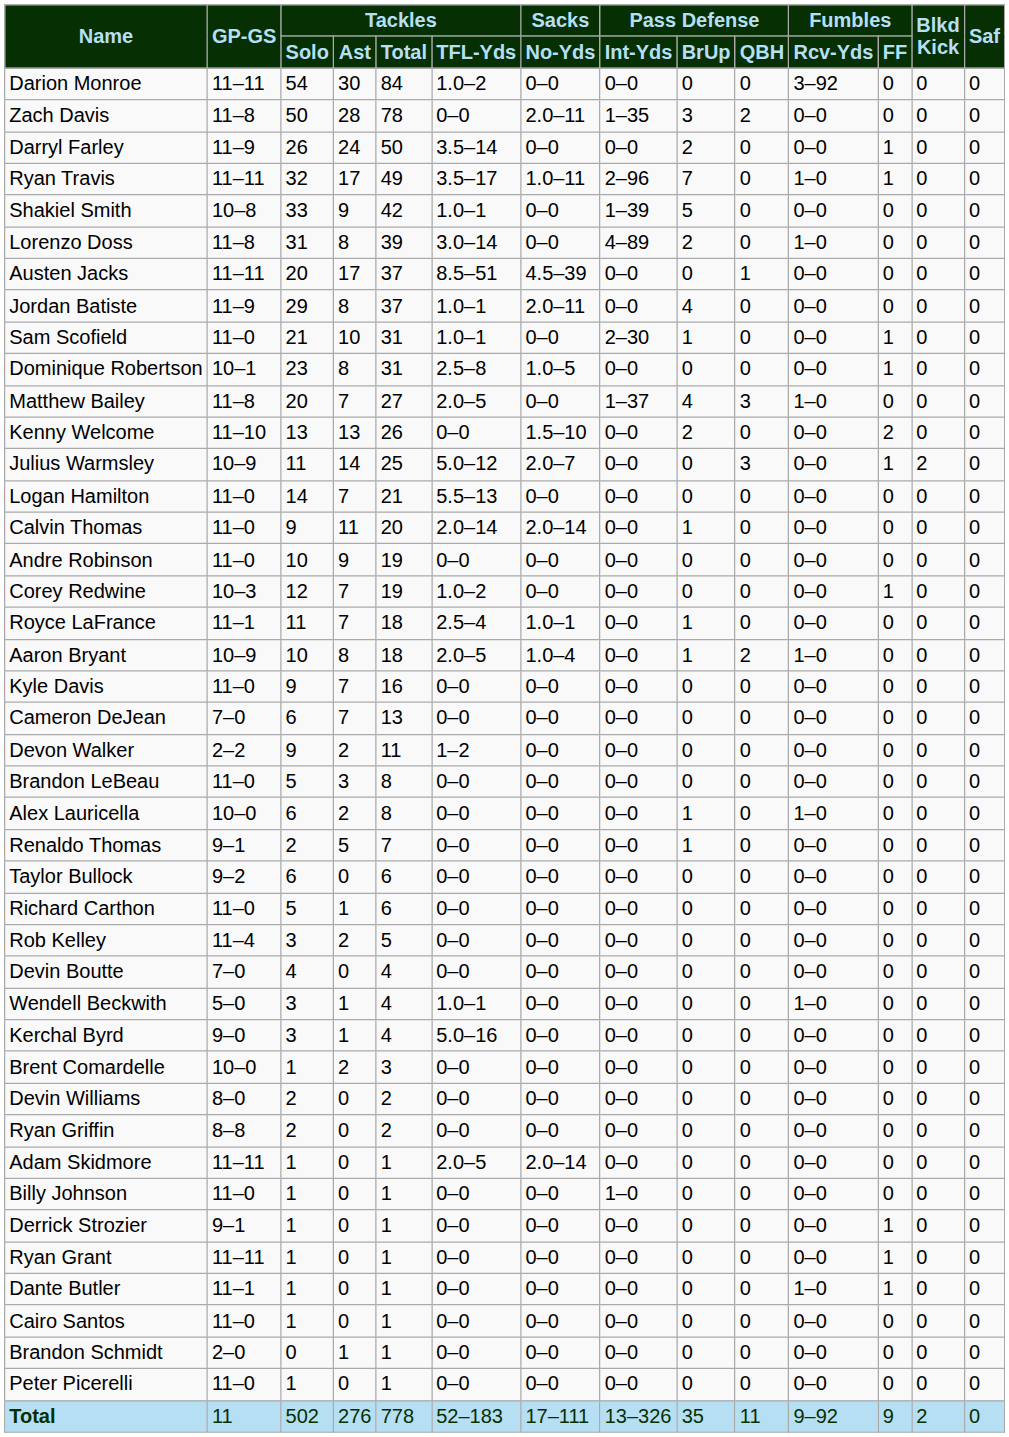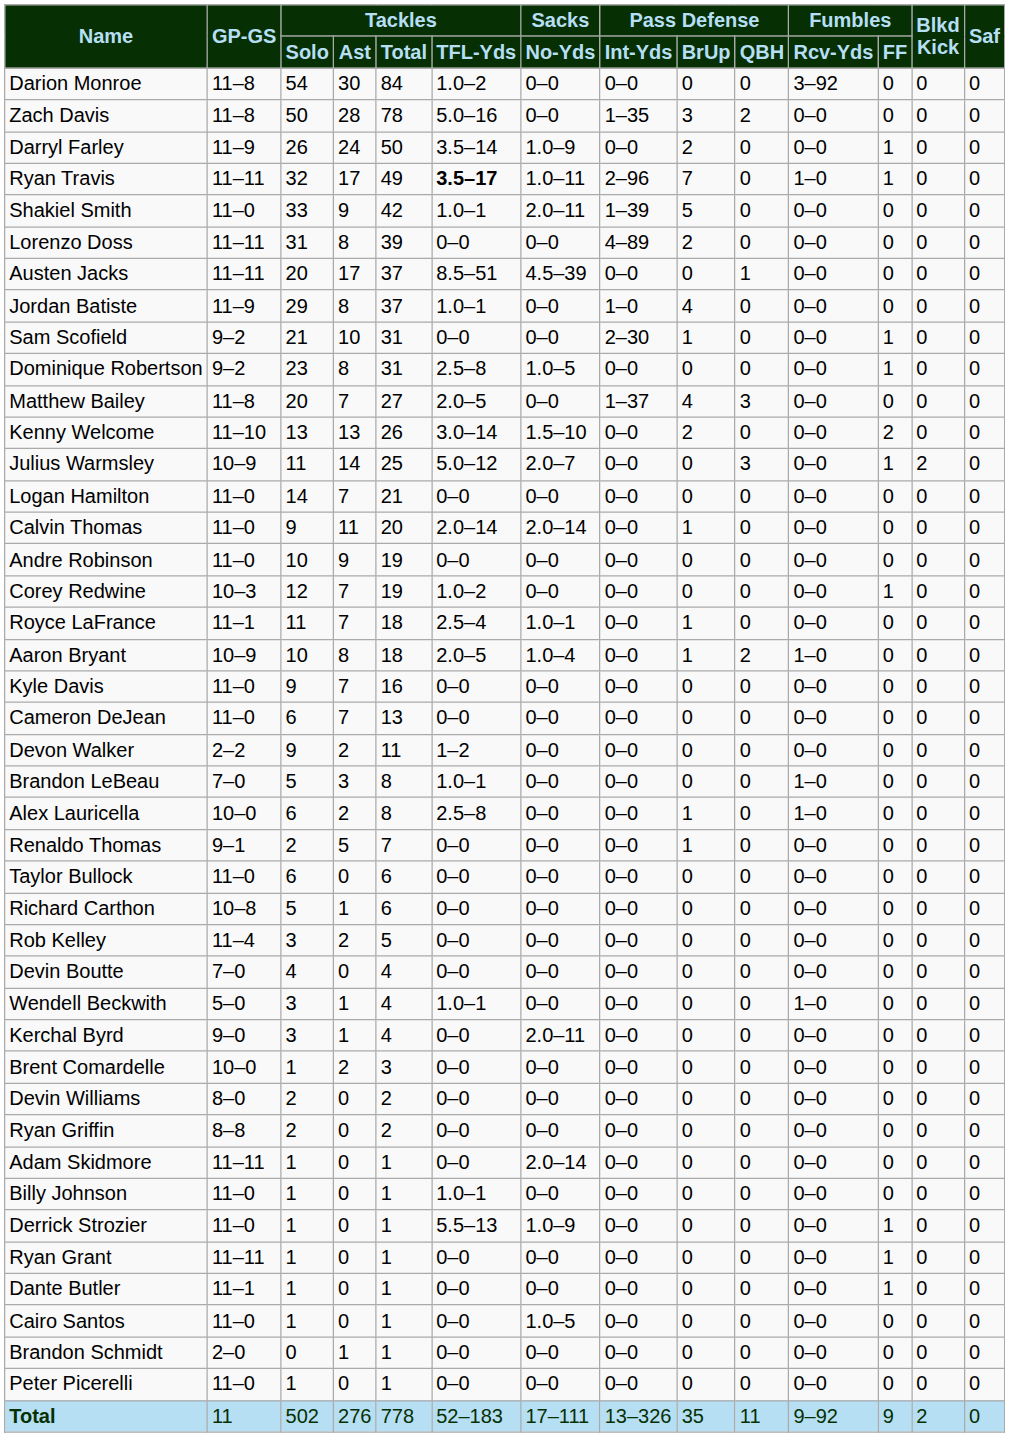(238, 83) 11–11 -> (233, 83) 11–8
(453, 115) 0–0 -> (467, 115) 5.0–16
(555, 115) 2.0–11 -> (542, 115) 0–0
(542, 147) 0–0 -> (550, 147) 1.0–9
(467, 178) normal -> (467, 178) bold
(234, 210) 10–8 -> (233, 210) 11–0
(542, 210) 0–0 -> (555, 210) 2.0–11
(233, 242) 11–8 -> (238, 242) 11–11
(467, 242) 3.0–14 -> (453, 242) 0–0
(810, 242) 1–0 -> (810, 242) 0–0
(555, 305) 2.0–11 -> (542, 305) 0–0
(621, 305) 0–0 -> (621, 305) 1–0
(233, 337) 11–0 -> (229, 337) 9–2
(461, 337) 1.0–1 -> (453, 337) 0–0
(234, 369) 10–1 -> (229, 369) 9–2
(810, 400) 1–0 -> (810, 400) 0–0
(453, 432) 0–0 -> (467, 432) 3.0–14
(467, 496) 5.5–13 -> (453, 496) 0–0
(229, 718) 7–0 -> (233, 718) 11–0
(233, 781) 11–0 -> (229, 781) 7–0
(453, 781) 0–0 -> (461, 781) 1.0–1
(810, 781) 0–0 -> (810, 781) 1–0
(453, 813) 0–0 -> (461, 813) 2.5–8
(229, 876) 9–2 -> (233, 876) 11–0
(233, 908) 11–0 -> (234, 908) 10–8
(467, 1035) 5.0–16 -> (453, 1035) 0–0
(542, 1035) 0–0 -> (555, 1035) 2.0–11
(461, 1162) 2.0–5 -> (453, 1162) 0–0
(453, 1193) 0–0 -> (461, 1193) 1.0–1
(621, 1193) 1–0 -> (621, 1193) 0–0
(229, 1225) 9–1 -> (233, 1225) 11–0
(453, 1225) 0–0 -> (467, 1225) 5.5–13
(542, 1225) 0–0 -> (550, 1225) 1.0–9
(810, 1289) 1–0 -> (810, 1289) 0–0
(542, 1320) 0–0 -> (550, 1320) 1.0–5
